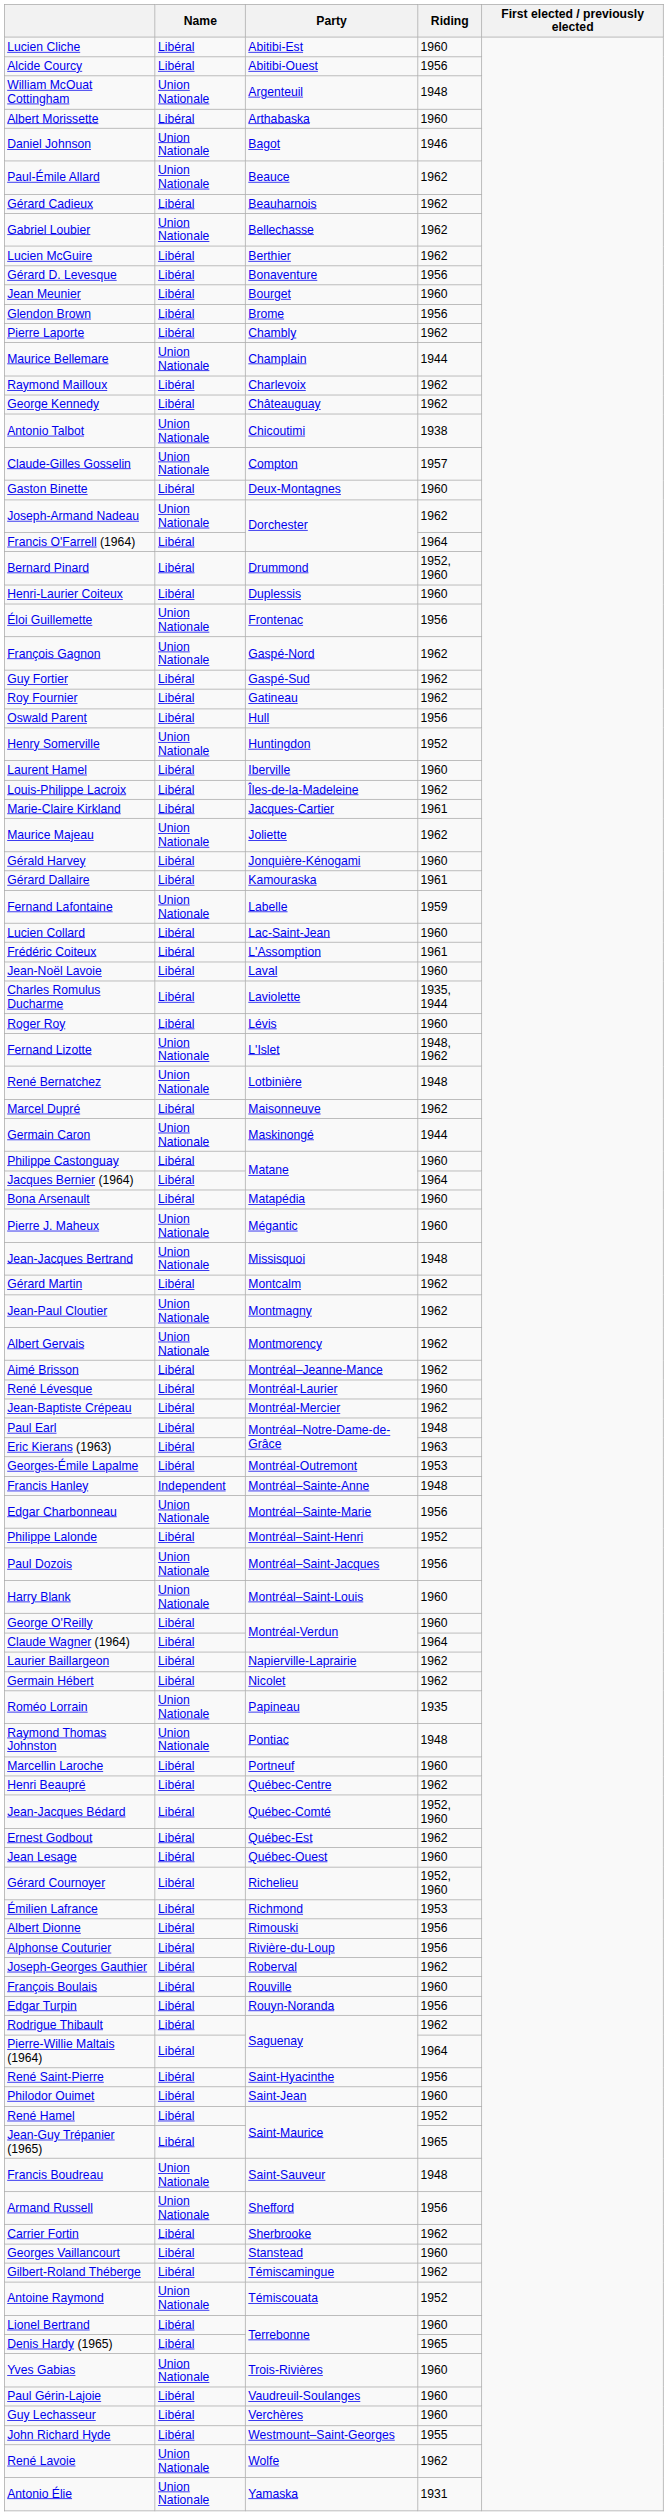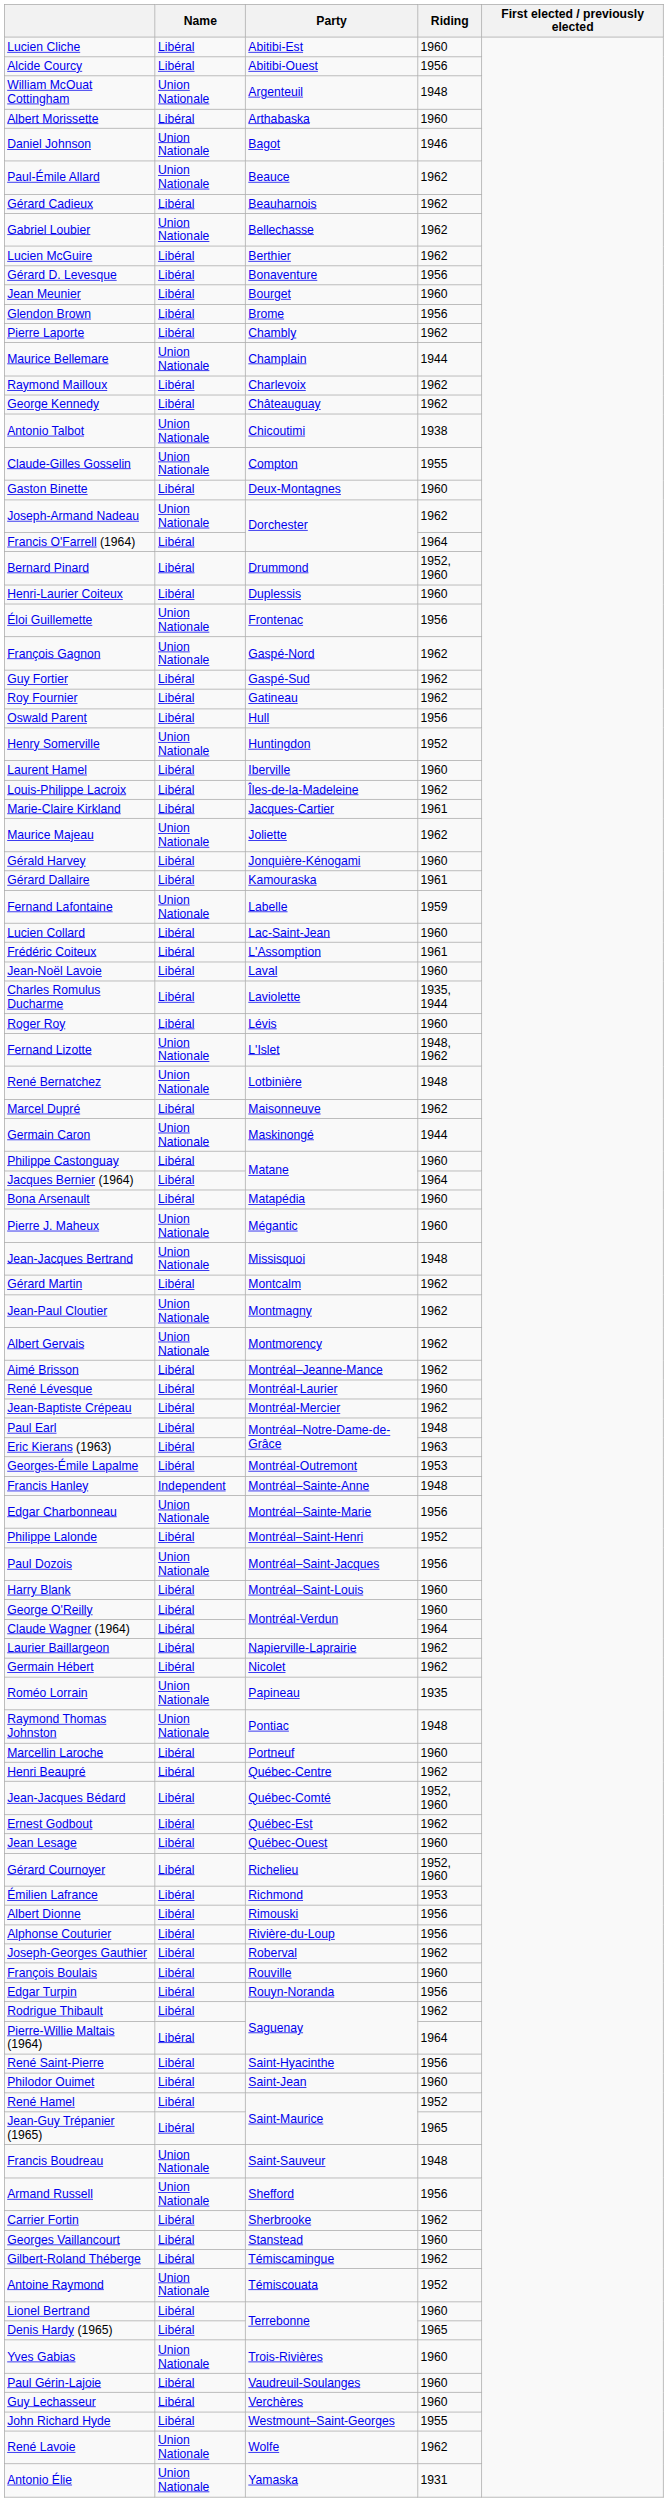(434, 463) 1957 -> (434, 463) 1955
(184, 1597) Union Nationale -> (176, 1590) Libéral
